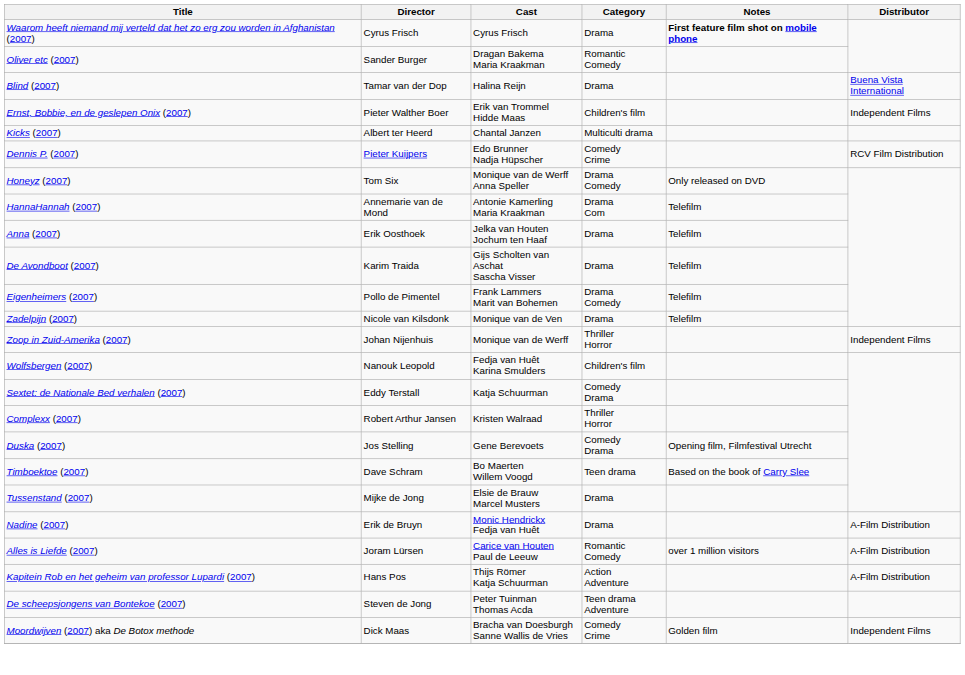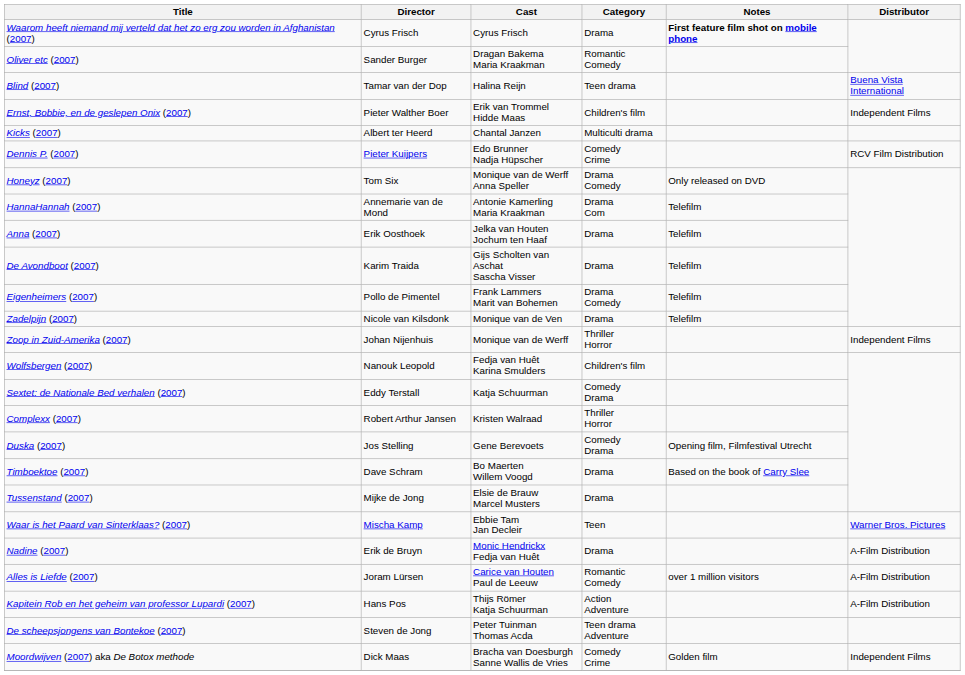(599, 86) Drama -> (610, 86) Teen drama
(610, 472) Teen drama -> (599, 472) Drama
+ row: (98, 524)
